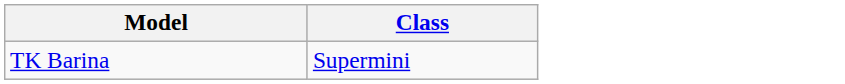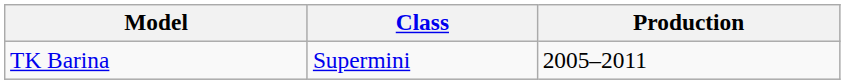+ column: (689, 23)
